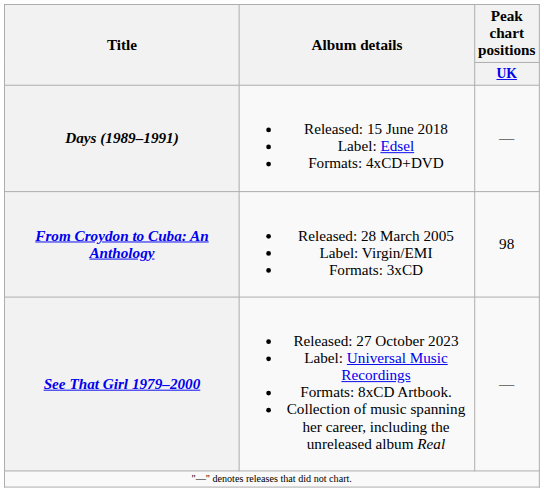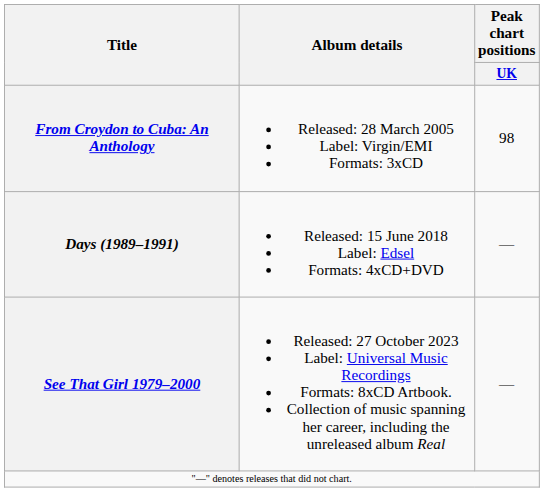rows swapped: (122, 244) <-> (122, 138)
